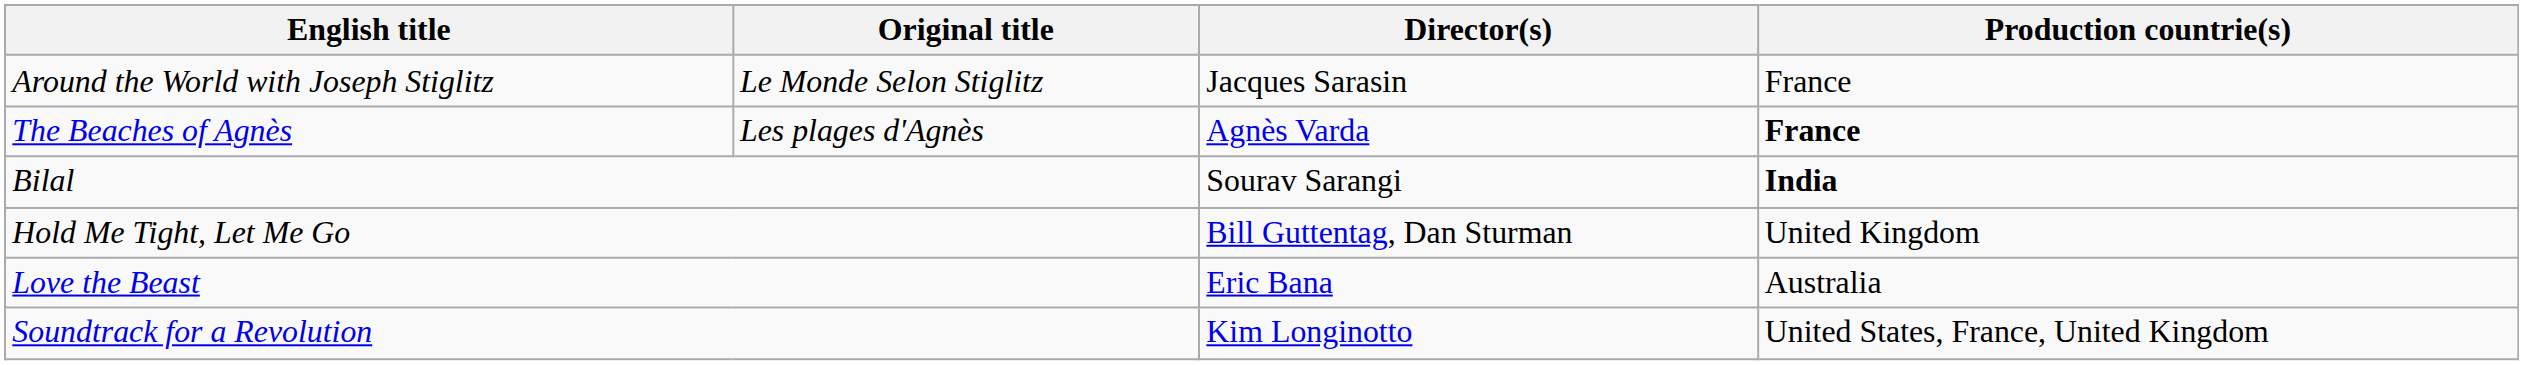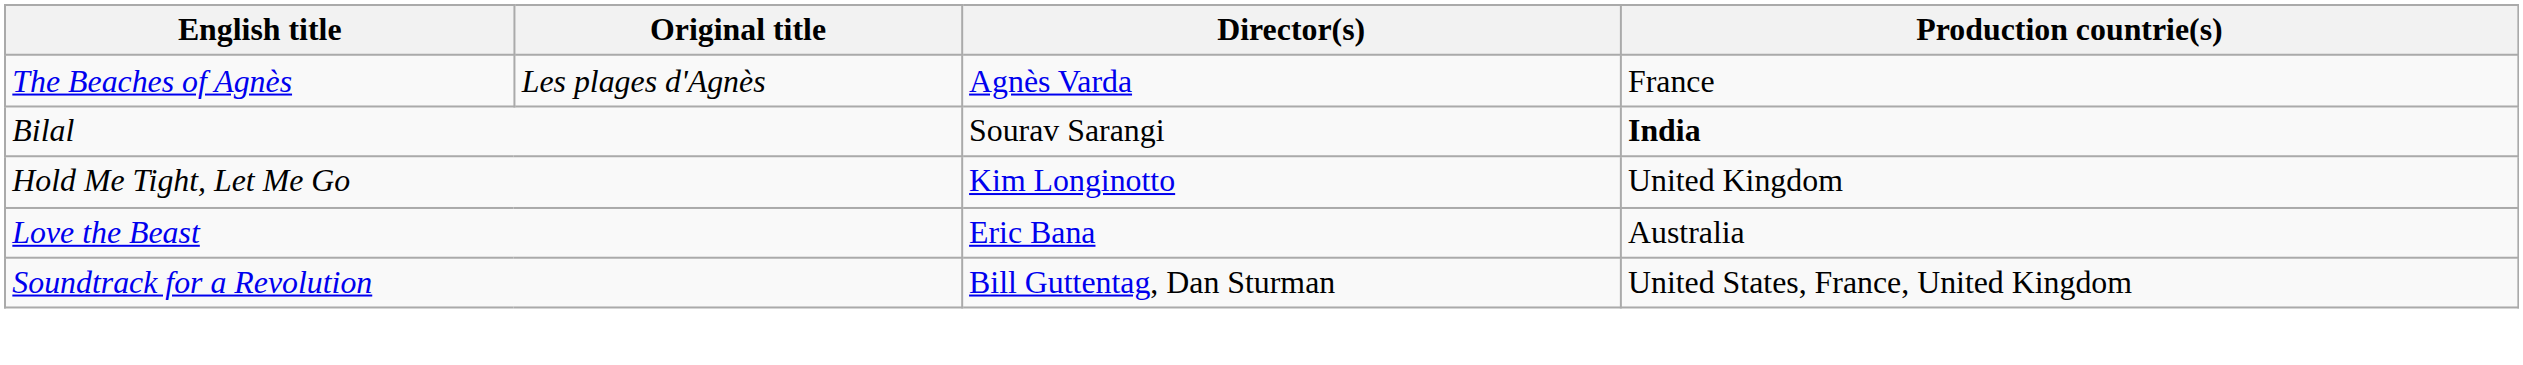- row: (253, 80)
(1813, 130) bold -> (1671, 80) normal
(1389, 231) Bill Guttentag, Dan Sturman -> (1072, 181) Kim Longinotto
(1309, 332) Kim Longinotto -> (1152, 282) Bill Guttentag, Dan Sturman
